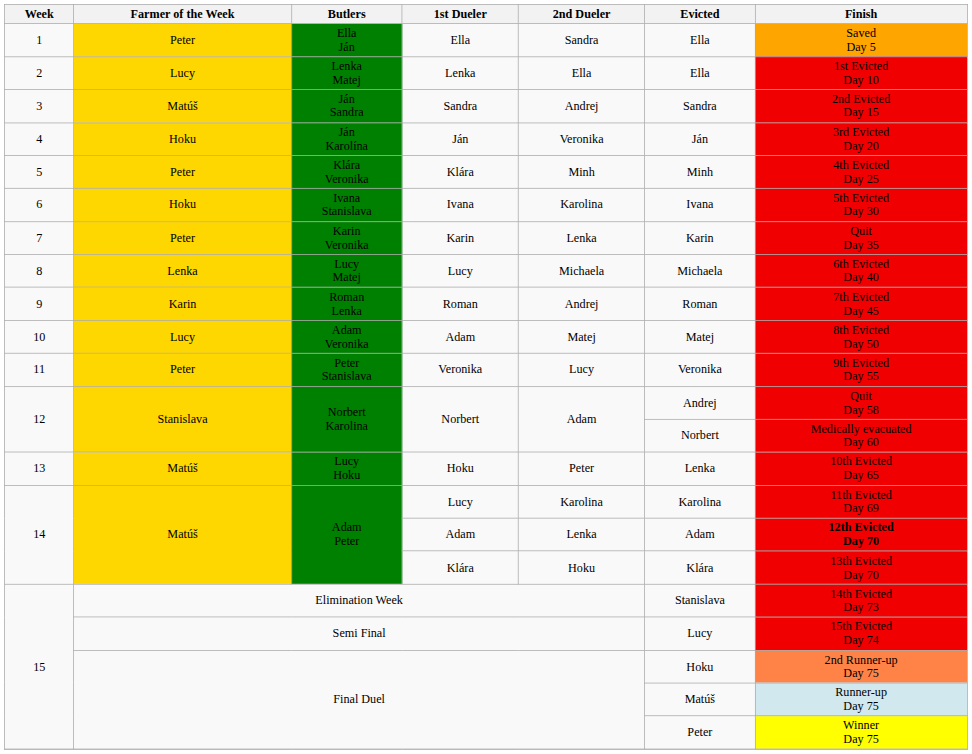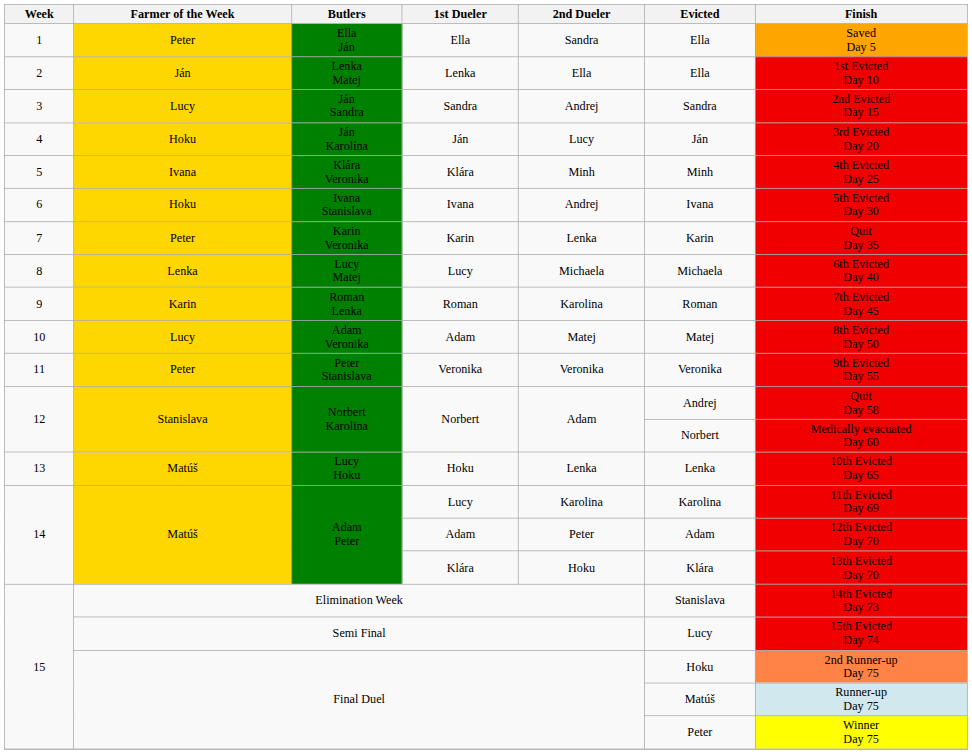(183, 73) Lucy -> (183, 73) Ján
(183, 106) Matúš -> (183, 106) Lucy
(582, 139) Veronika -> (582, 139) Lucy
(183, 172) Peter -> (183, 172) Ivana
(582, 205) Karolina -> (582, 205) Andrej
(582, 303) Andrej -> (582, 303) Karolina
(582, 369) Lucy -> (582, 369) Veronika
(582, 468) Peter -> (582, 468) Lenka
(582, 534) Lenka -> (582, 534) Peter
(861, 534) bold -> (861, 534) normal
